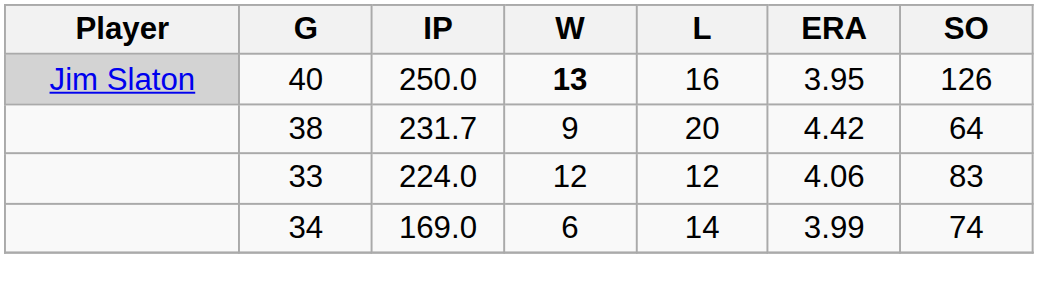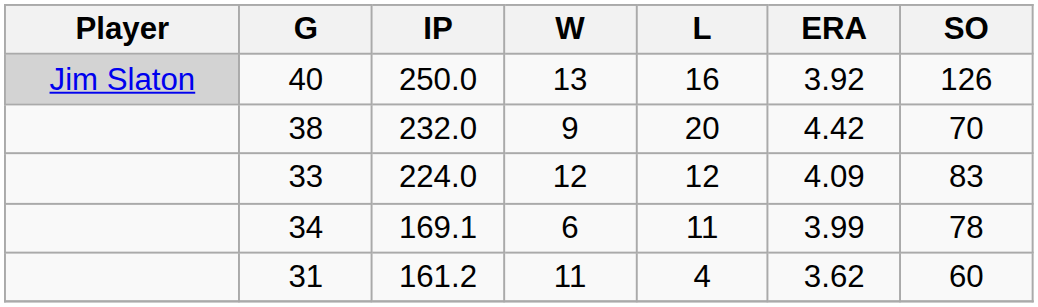(570, 78) bold -> (570, 78) normal
(834, 78) 3.95 -> (834, 78) 3.92
(438, 128) 231.7 -> (438, 128) 232.0
(966, 128) 64 -> (966, 128) 70
(834, 177) 4.06 -> (834, 177) 4.09
(438, 227) 169.0 -> (438, 227) 169.1
(702, 227) 14 -> (702, 227) 11
(966, 227) 74 -> (966, 227) 78
+ row: (306, 276)
